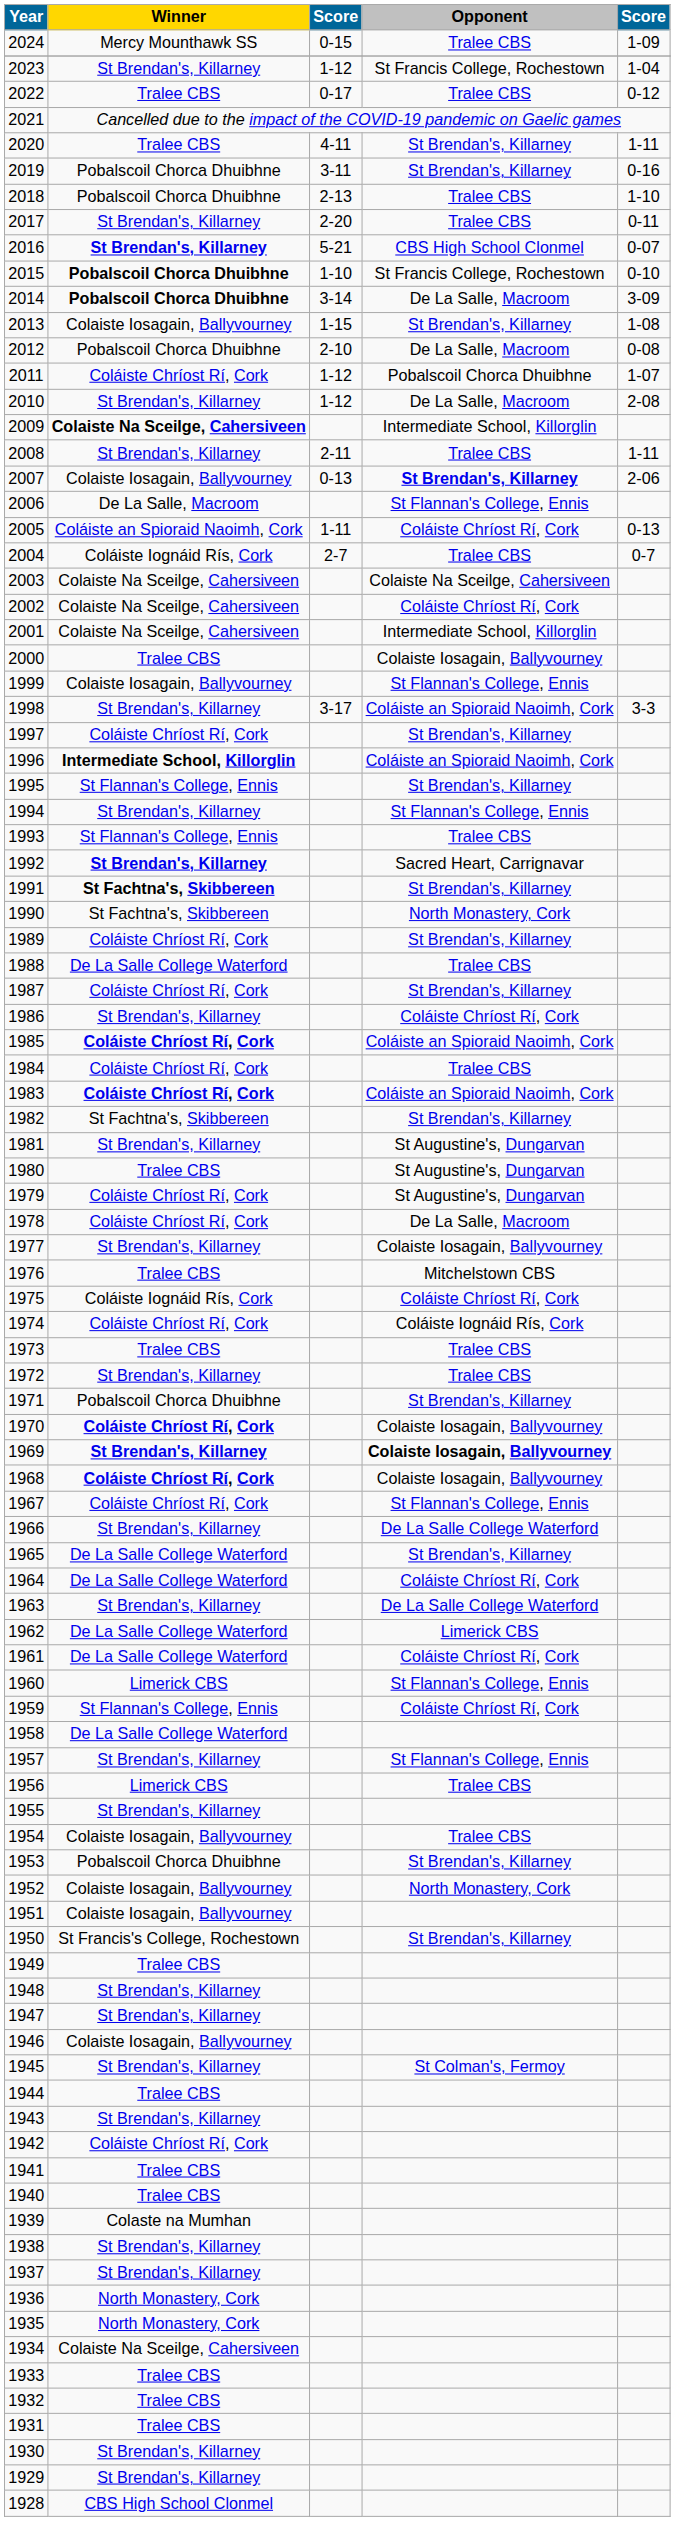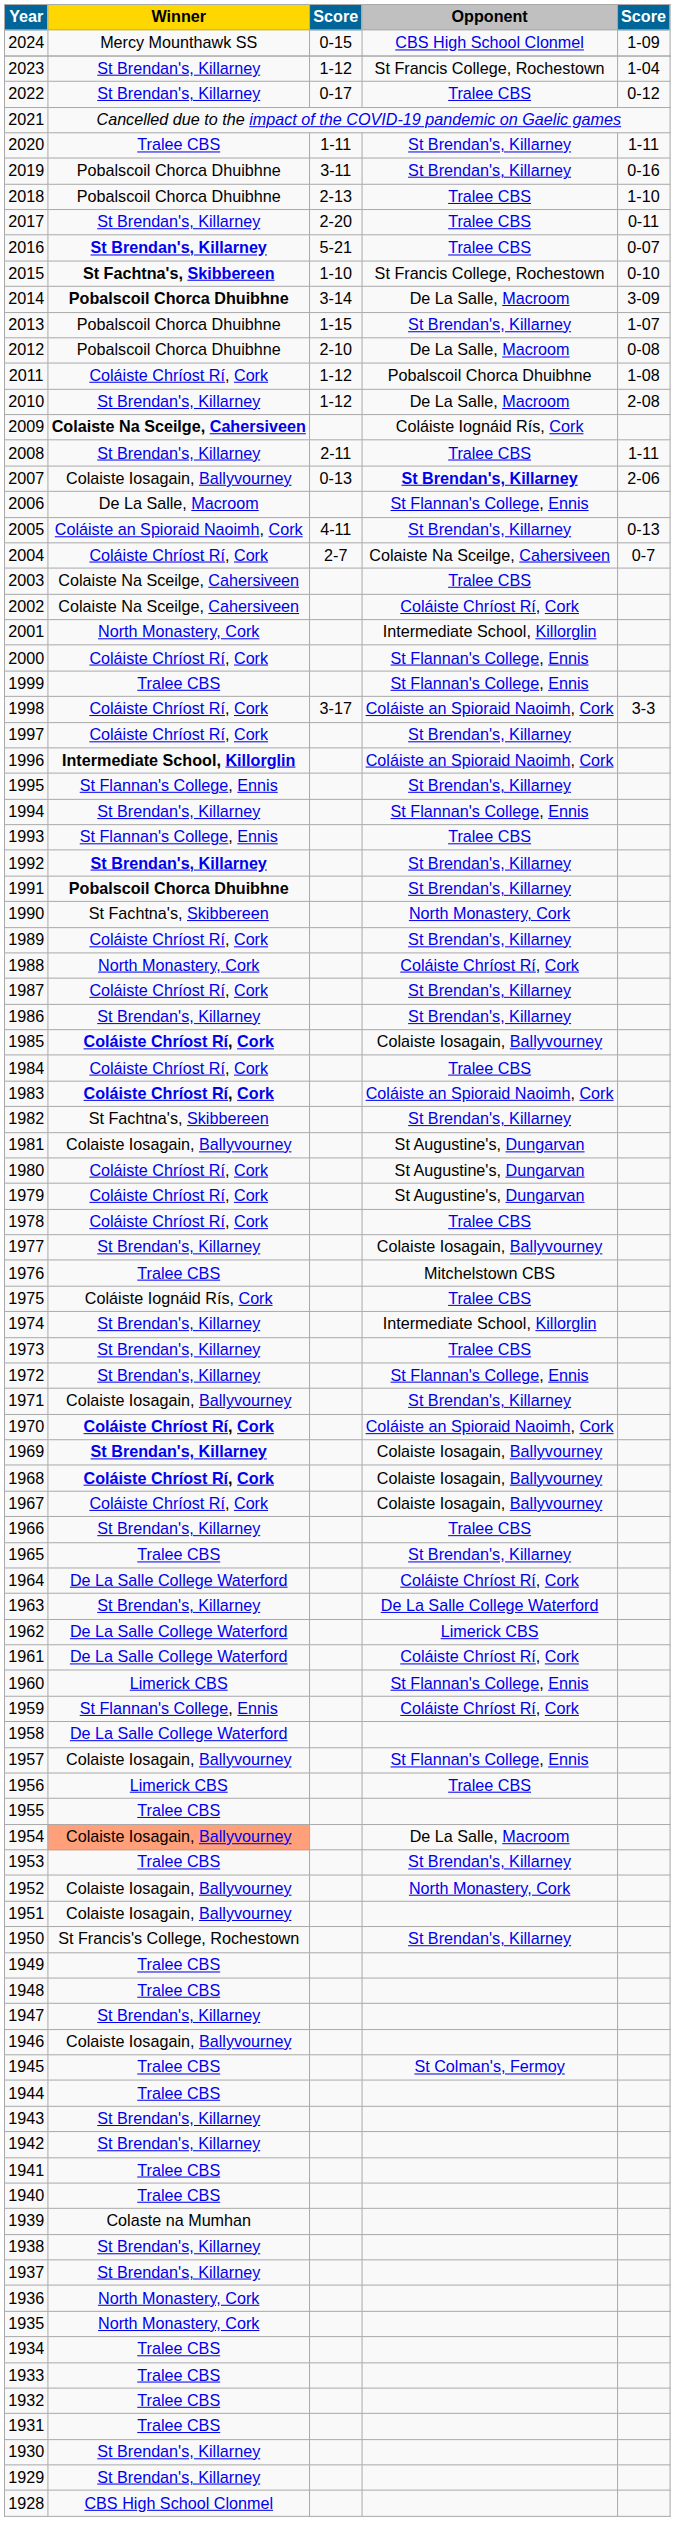(490, 42) Tralee CBS -> (490, 42) CBS High School Clonmel
(179, 94) Tralee CBS -> (179, 94) St Brendan's, Killarney
(336, 145) 4-11 -> (336, 145) 1-11
(490, 247) CBS High School Clonmel -> (490, 247) Tralee CBS
(179, 273) Pobalscoil Chorca Dhuibhne -> (179, 273) St Fachtna's, Skibbereen
(179, 324) Colaiste Iosagain, Ballyvourney -> (179, 324) Pobalscoil Chorca Dhuibhne
(643, 324) 1-08 -> (643, 324) 1-07
(643, 376) 1-07 -> (643, 376) 1-08
(490, 427) Intermediate School, Killorglin -> (490, 427) Coláiste Iognáid Rís, Cork
(336, 529) 1-11 -> (336, 529) 4-11
(490, 529) Coláiste Chríost Rí, Cork -> (490, 529) St Brendan's, Killarney
(179, 555) Coláiste Iognáid Rís, Cork -> (179, 555) Coláiste Chríost Rí, Cork
(490, 555) Tralee CBS -> (490, 555) Colaiste Na Sceilge, Cahersiveen
(490, 581) Colaiste Na Sceilge, Cahersiveen -> (490, 581) Tralee CBS
(179, 632) Colaiste Na Sceilge, Cahersiveen -> (179, 632) North Monastery, Cork
(179, 658) Tralee CBS -> (179, 658) Coláiste Chríost Rí, Cork
(490, 658) Colaiste Iosagain, Ballyvourney -> (490, 658) St Flannan's College, Ennis
(179, 683) Colaiste Iosagain, Ballyvourney -> (179, 683) Tralee CBS
(179, 709) St Brendan's, Killarney -> (179, 709) Coláiste Chríost Rí, Cork
(490, 863) Sacred Heart, Carrignavar -> (490, 863) St Brendan's, Killarney
(179, 888) St Fachtna's, Skibbereen -> (179, 888) Pobalscoil Chorca Dhuibhne
(179, 965) De La Salle College Waterford -> (179, 965) North Monastery, Cork
(490, 965) Tralee CBS -> (490, 965) Coláiste Chríost Rí, Cork
(490, 1016) Coláiste Chríost Rí, Cork -> (490, 1016) St Brendan's, Killarney
(490, 1042) Coláiste an Spioraid Naoimh, Cork -> (490, 1042) Colaiste Iosagain, Ballyvourney
(179, 1144) St Brendan's, Killarney -> (179, 1144) Colaiste Iosagain, Ballyvourney
(179, 1170) Tralee CBS -> (179, 1170) Coláiste Chríost Rí, Cork
(490, 1221) De La Salle, Macroom -> (490, 1221) Tralee CBS
(490, 1298) Coláiste Chríost Rí, Cork -> (490, 1298) Tralee CBS
(179, 1324) Coláiste Chríost Rí, Cork -> (179, 1324) St Brendan's, Killarney
(490, 1324) Coláiste Iognáid Rís, Cork -> (490, 1324) Intermediate School, Killorglin
(179, 1350) Tralee CBS -> (179, 1350) St Brendan's, Killarney
(490, 1375) Tralee CBS -> (490, 1375) St Flannan's College, Ennis
(179, 1401) Pobalscoil Chorca Dhuibhne -> (179, 1401) Colaiste Iosagain, Ballyvourney
(490, 1426) Colaiste Iosagain, Ballyvourney -> (490, 1426) Coláiste an Spioraid Naoimh, Cork
(490, 1452) bold -> (490, 1452) normal
(490, 1503) St Flannan's College, Ennis -> (490, 1503) Colaiste Iosagain, Ballyvourney
(490, 1529) De La Salle College Waterford -> (490, 1529) Tralee CBS
(179, 1555) De La Salle College Waterford -> (179, 1555) Tralee CBS
(179, 1760) St Brendan's, Killarney -> (179, 1760) Colaiste Iosagain, Ballyvourney
(179, 1811) St Brendan's, Killarney -> (179, 1811) Tralee CBS
(179, 1836) no background -> (179, 1836) lightsalmon background
(490, 1836) Tralee CBS -> (490, 1836) De La Salle, Macroom
(179, 1862) Pobalscoil Chorca Dhuibhne -> (179, 1862) Tralee CBS
(179, 1990) St Brendan's, Killarney -> (179, 1990) Tralee CBS
(179, 2067) St Brendan's, Killarney -> (179, 2067) Tralee CBS
(179, 2144) Coláiste Chríost Rí, Cork -> (179, 2144) St Brendan's, Killarney
(179, 2349) Colaiste Na Sceilge, Cahersiveen -> (179, 2349) Tralee CBS
